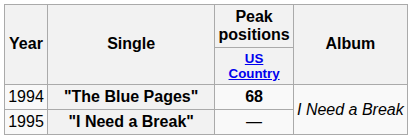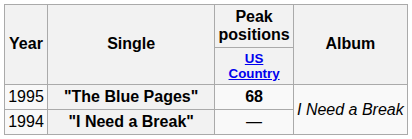(26, 96) 1994 -> (26, 96) 1995
(26, 122) 1995 -> (26, 122) 1994
